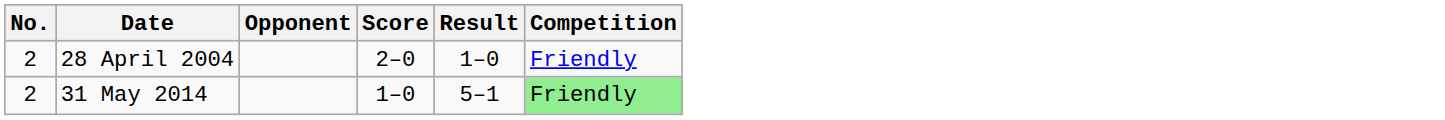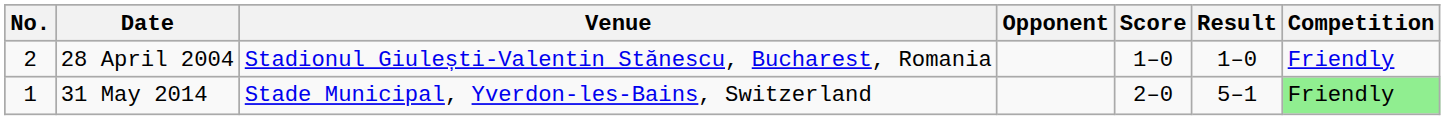+ column: (618, 23)
(395, 59) 2–0 -> (1153, 59) 1–0
(30, 95) 2 -> (30, 95) 1
(395, 95) 1–0 -> (1153, 95) 2–0
